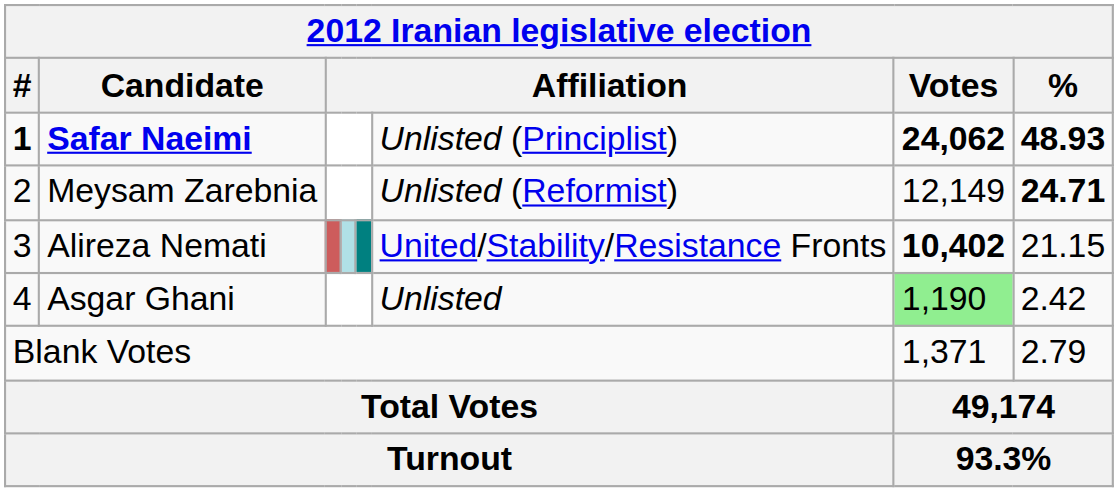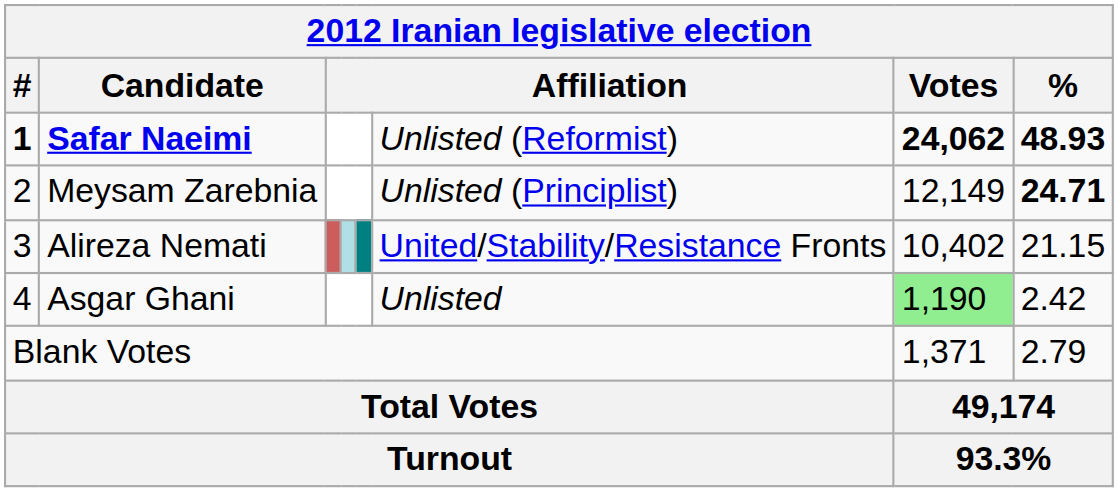(529, 138) Unlisted (Principlist) -> (529, 138) Unlisted (Reformist)
(529, 191) Unlisted (Reformist) -> (529, 191) Unlisted (Principlist)
(953, 245) bold -> (953, 245) normal
